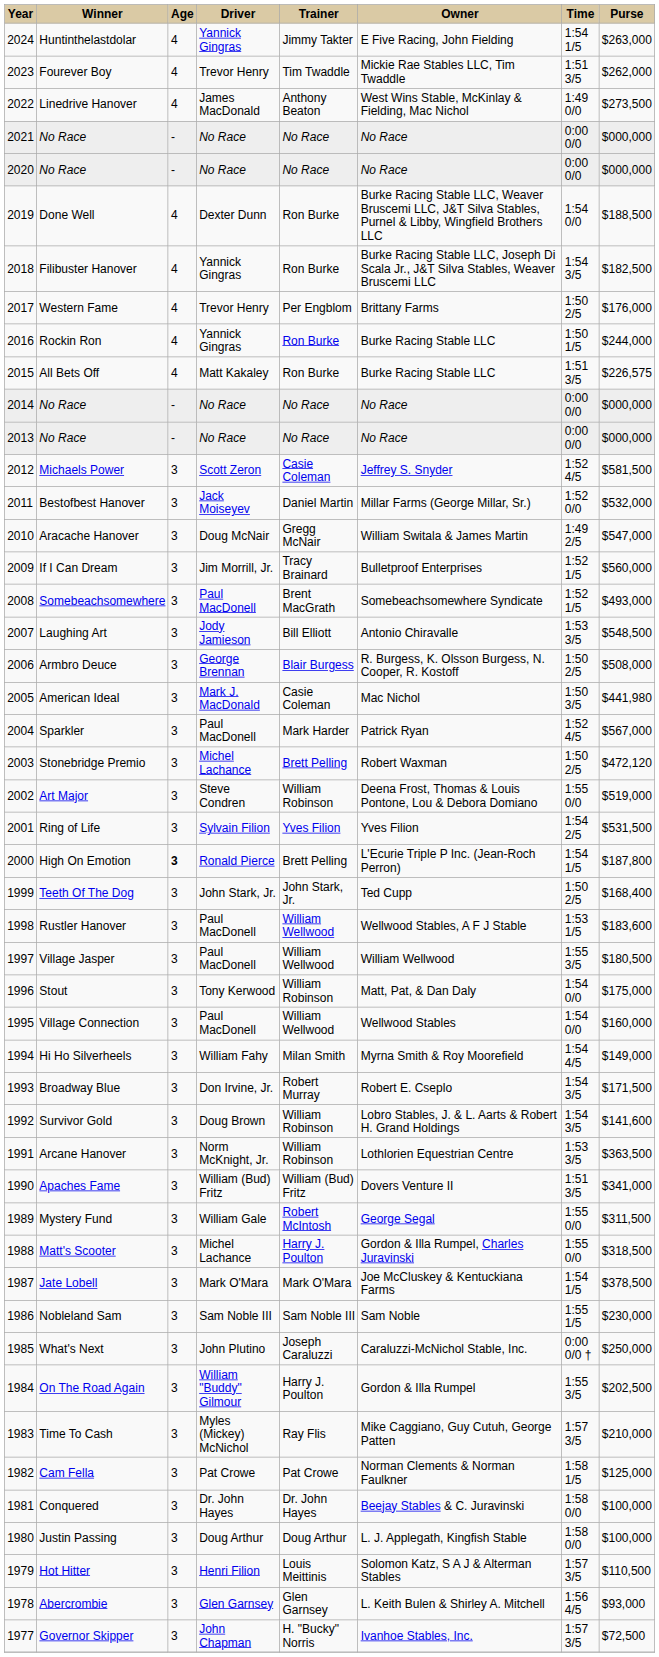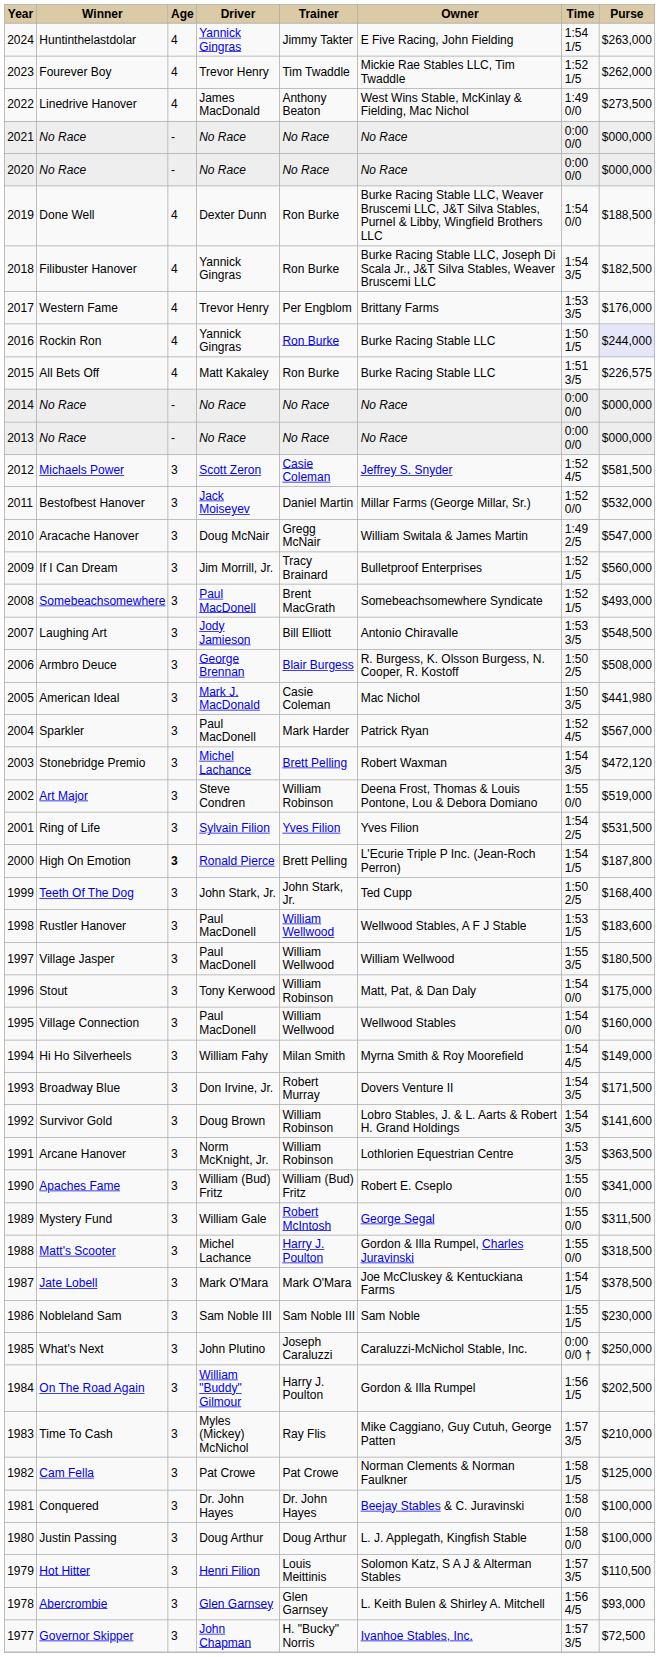(576, 72) 1:51 3/5 -> (576, 72) 1:52 1/5
(576, 308) 1:50 2/5 -> (576, 308) 1:53 3/5
(627, 340) no background -> (627, 340) lavender background
(576, 763) 1:50 2/5 -> (576, 763) 1:54 3/5
(406, 1088) Robert E. Cseplo -> (407, 1088) Dovers Venture II
(407, 1186) Dovers Venture II -> (406, 1186) Robert E. Cseplo
(576, 1186) 1:51 3/5 -> (576, 1186) 1:55 0/0
(576, 1388) 1:55 3/5 -> (576, 1388) 1:56 1/5
